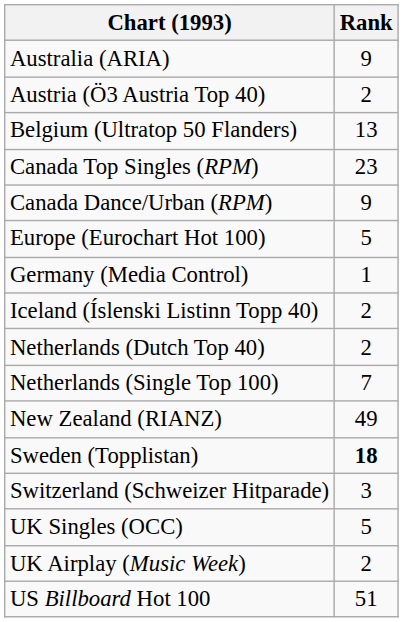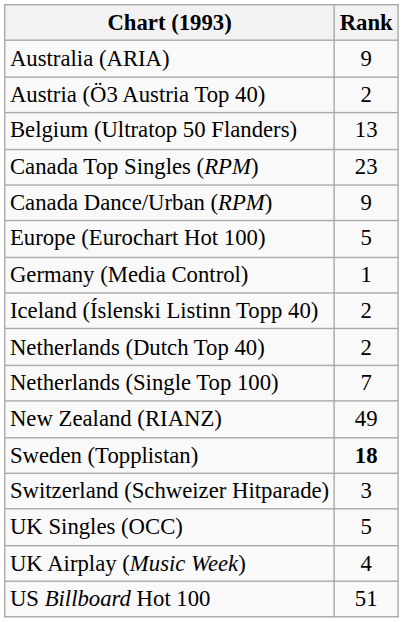(366, 563) 2 -> (366, 563) 4
